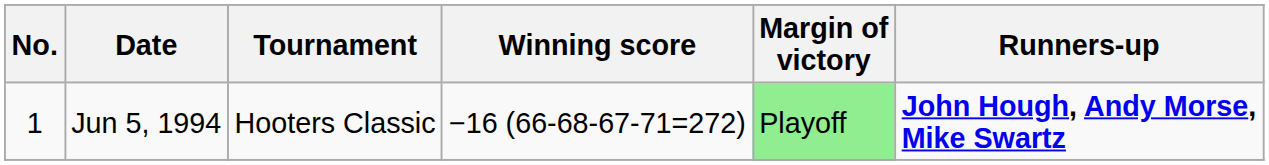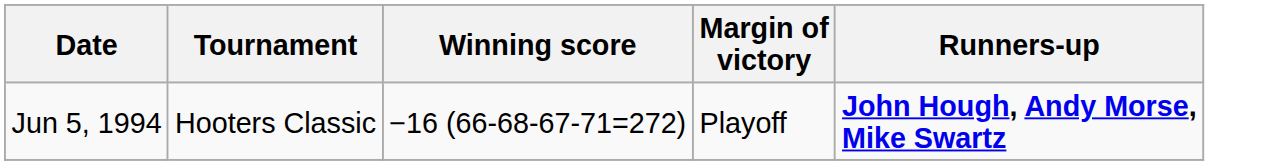- column: (35, 44)
(803, 122) lightgreen background -> (743, 122) no background
